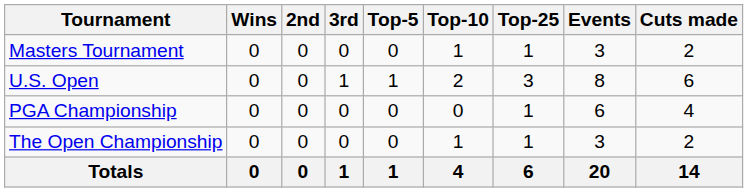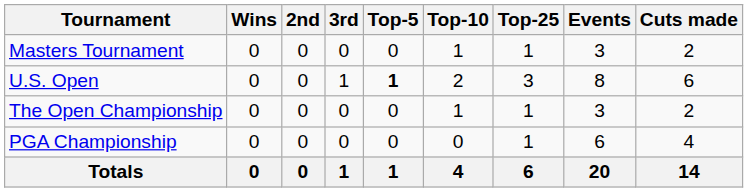(393, 80) normal -> (393, 80) bold
rows swapped: (116, 141) <-> (93, 111)
